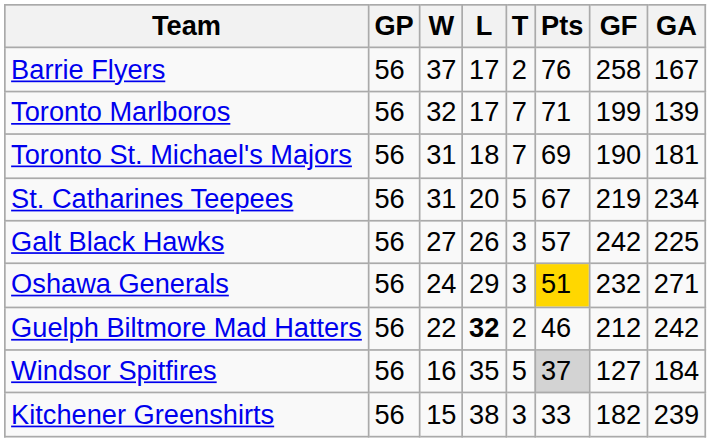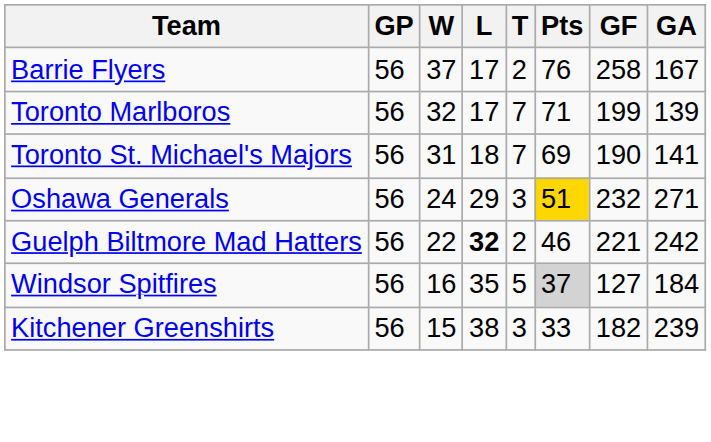(676, 155) 181 -> (676, 155) 141
- row: (152, 198)
- row: (118, 241)
(619, 328) 212 -> (619, 241) 221
